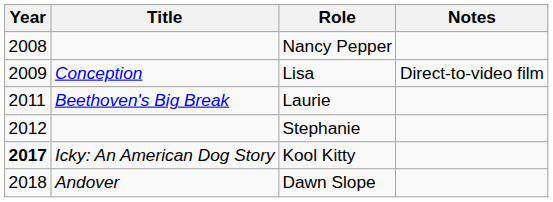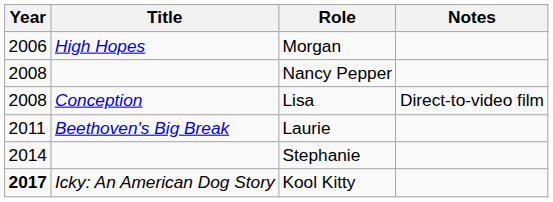+ row: (312, 45)
(28, 73) 2009 -> (28, 100) 2008
(28, 127) 2012 -> (28, 155) 2014
- row: (329, 182)
